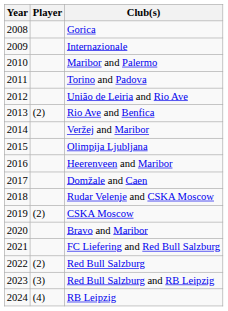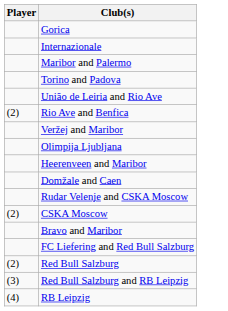- column: (17, 12)
